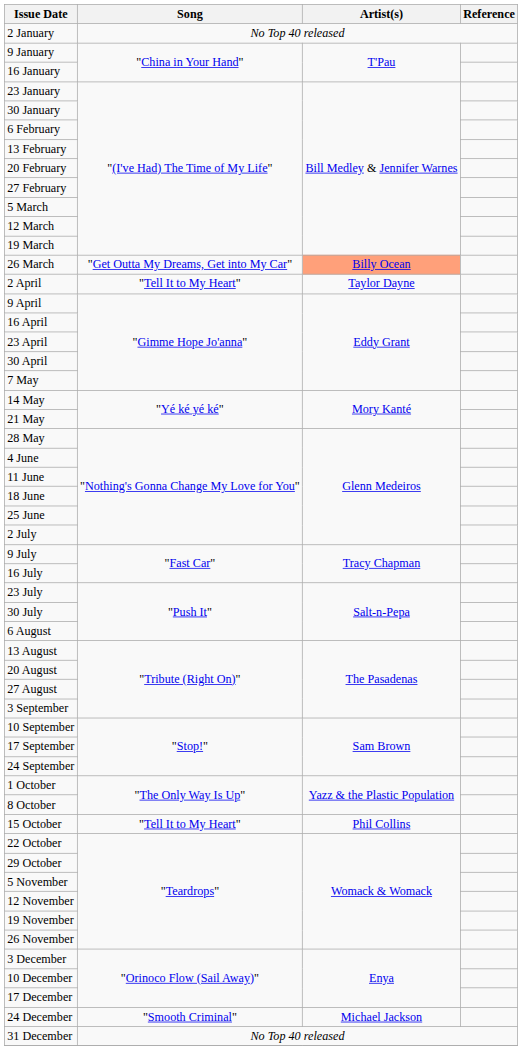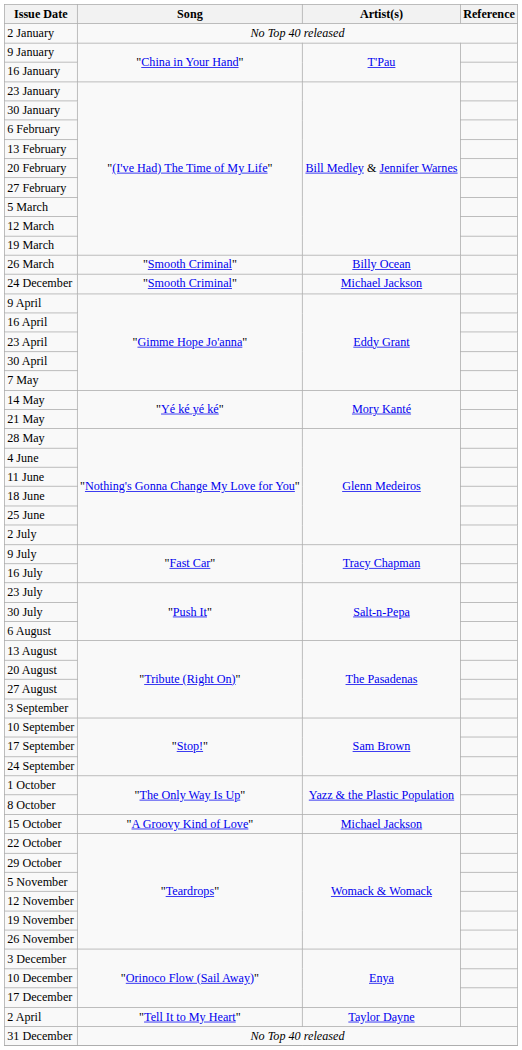(190, 264) "Get Outta My Dreams, Get into My Car" -> (190, 264) "Smooth Criminal"
(381, 264) lightsalmon background -> (381, 264) no background
rows swapped: (24, 284) <-> (40, 1016)
(190, 824) "Tell It to My Heart" -> (190, 824) "A Groovy Kind of Love"
(381, 824) Phil Collins -> (382, 824) Michael Jackson
